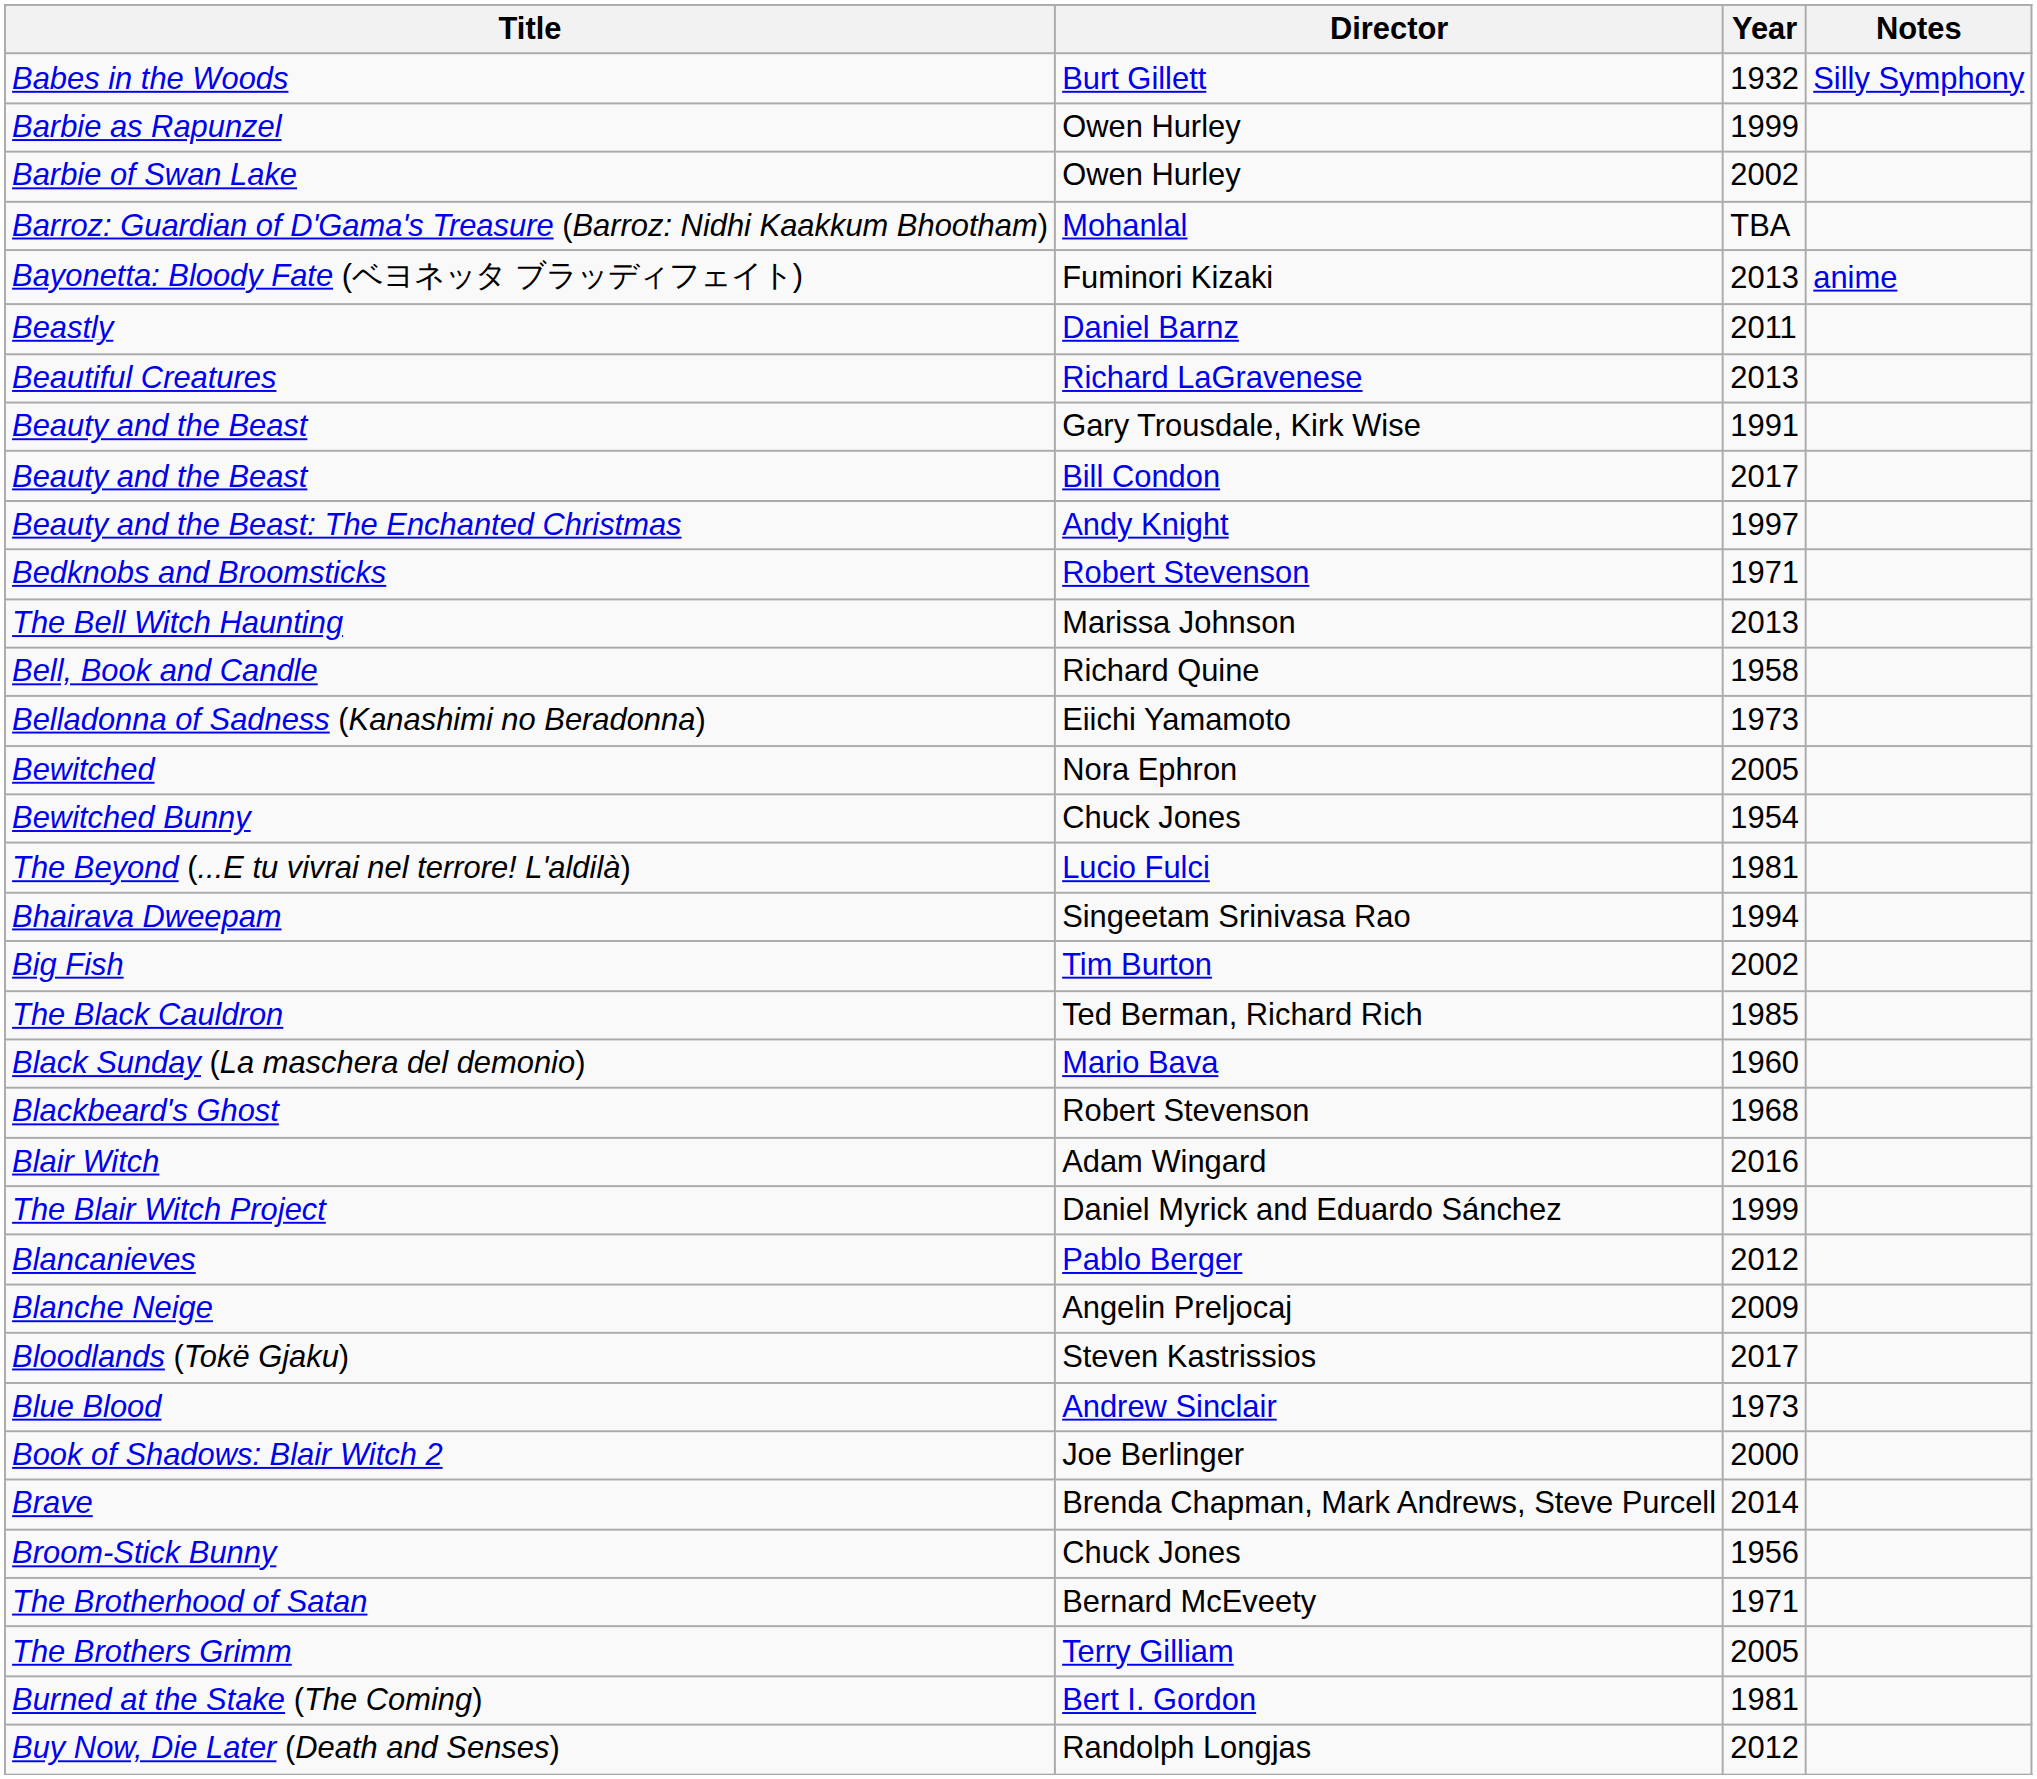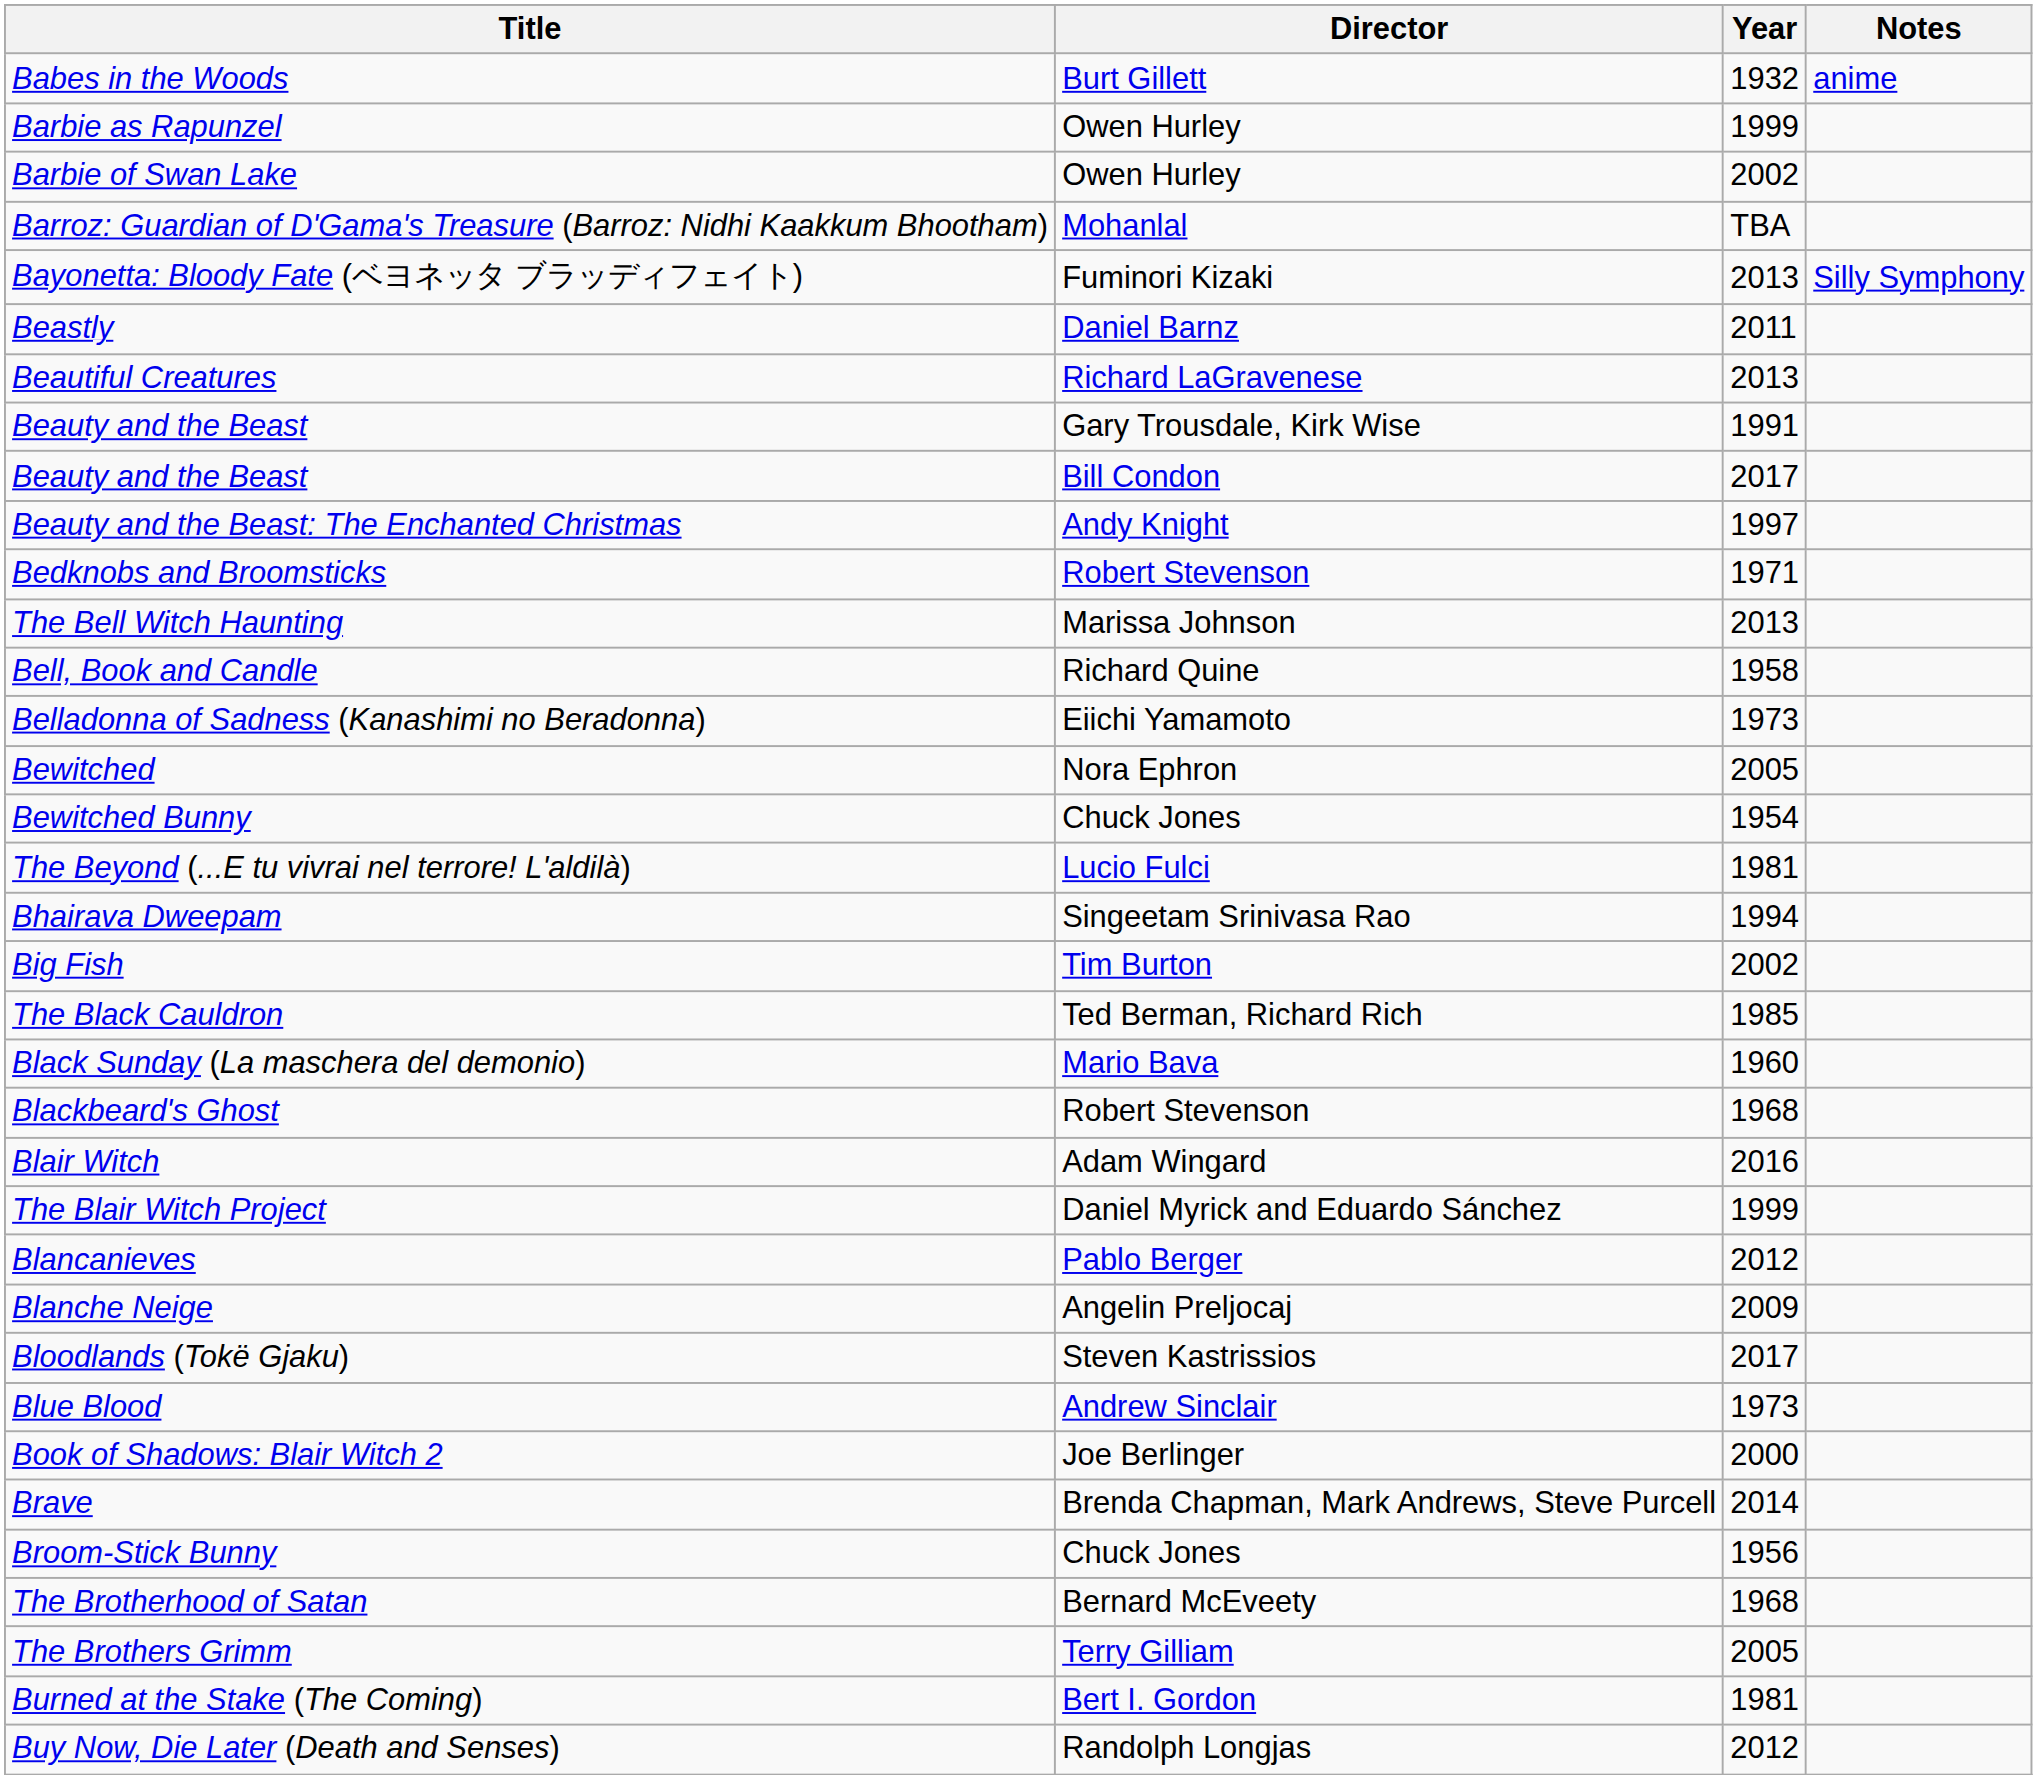(1919, 77) Silly Symphony -> (1855, 77) anime
(1855, 276) anime -> (1919, 276) Silly Symphony
(1765, 1601) 1971 -> (1765, 1601) 1968
